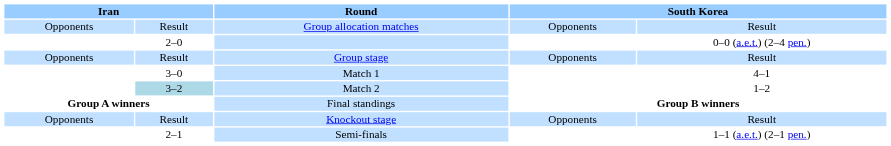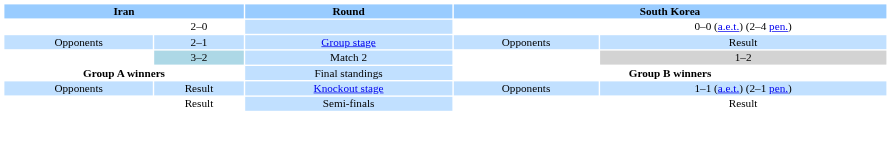- row: (361, 26)
(174, 57) Result -> (199, 42) 2–1
- row: (361, 73)
(762, 88) no background -> (743, 57) lightgrey background
(762, 119) Result -> (743, 88) 1–1 (a.e.t.) (2–1 pen.)
(174, 134) 2–1 -> (199, 103) Result
(762, 134) 1–1 (a.e.t.) (2–1 pen.) -> (743, 103) Result
